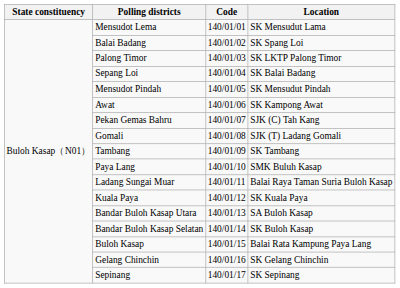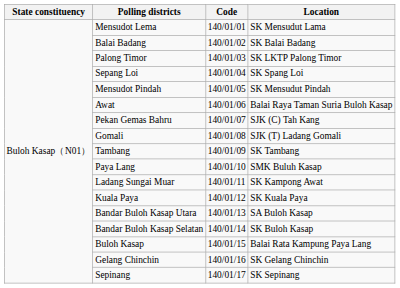(277, 42) SK Spang Loi -> (283, 42) SK Balai Badang
(283, 73) SK Balai Badang -> (277, 73) SK Spang Loi
(287, 104) SK Kampong Awat -> (321, 104) Balai Raya Taman Suria Buloh Kasap
(321, 182) Balai Raya Taman Suria Buloh Kasap -> (287, 182) SK Kampong Awat
